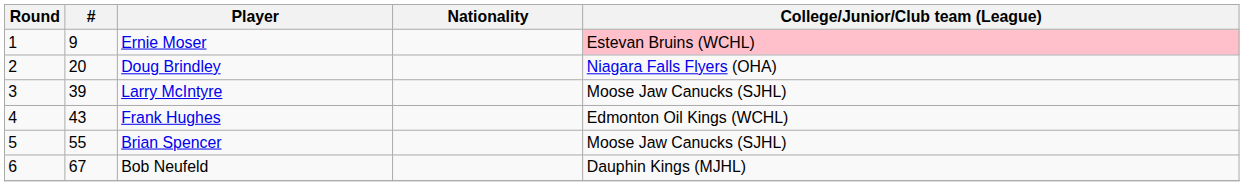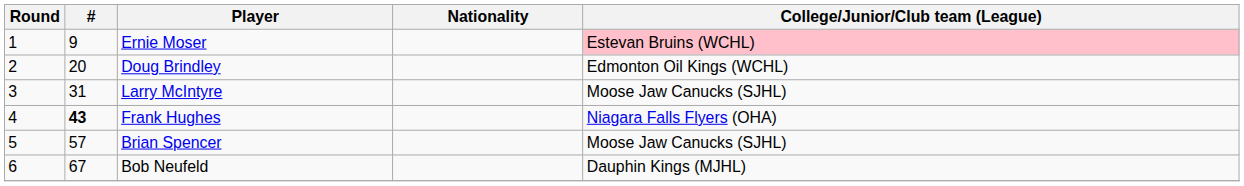(682, 67) Niagara Falls Flyers (OHA) -> (688, 67) Edmonton Oil Kings (WCHL)
(77, 92) 39 -> (77, 92) 31
(77, 117) normal -> (77, 117) bold
(688, 117) Edmonton Oil Kings (WCHL) -> (682, 117) Niagara Falls Flyers (OHA)
(77, 142) 55 -> (77, 142) 57
